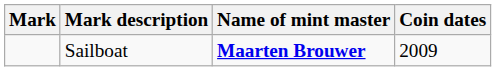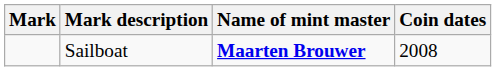(418, 50) 2009 -> (418, 50) 2008
